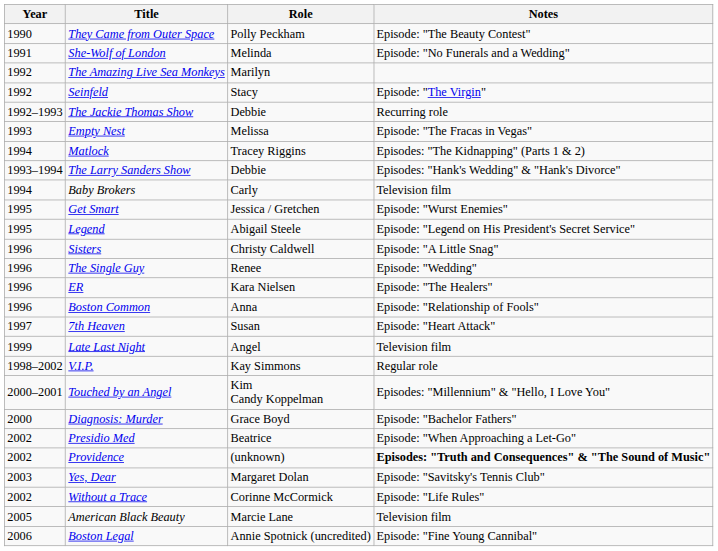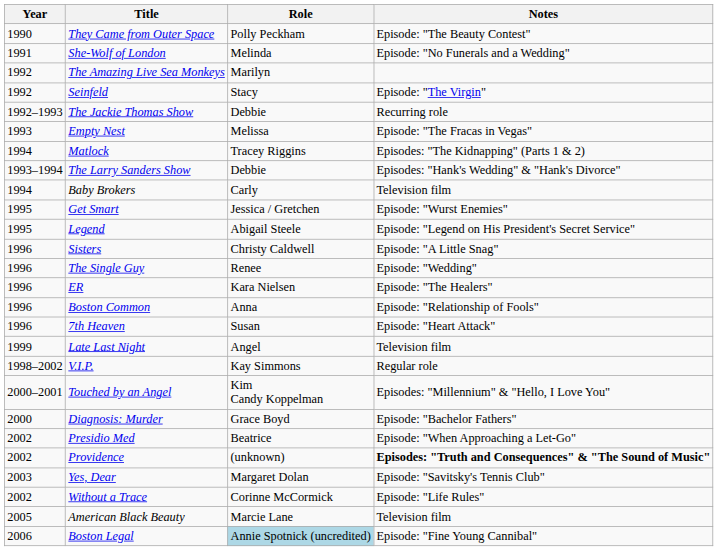(20, 326) 1997 -> (20, 326) 1996
(301, 536) no background -> (301, 536) lightblue background
